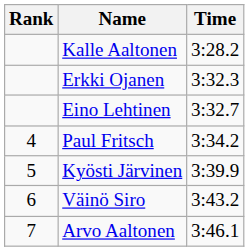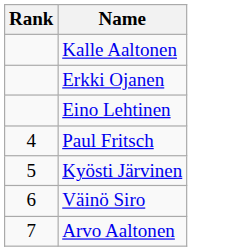- column: (215, 19)
